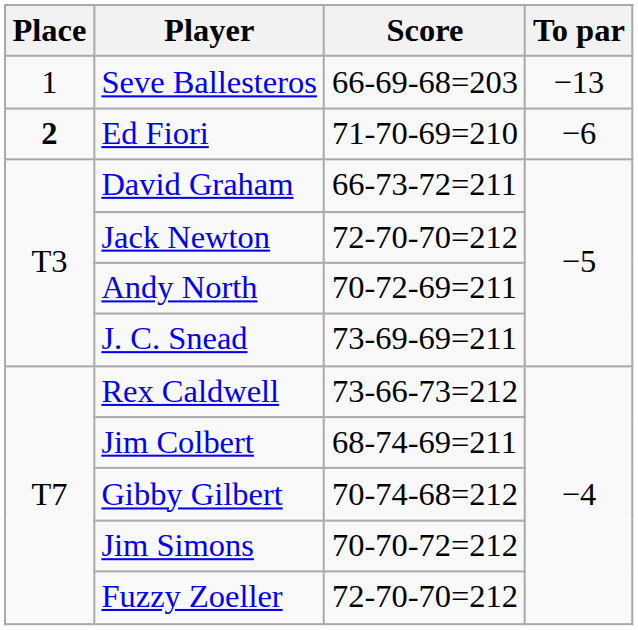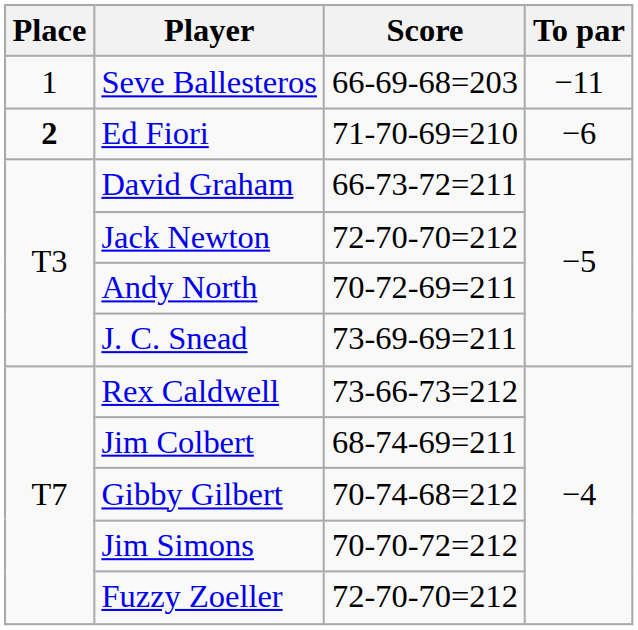(579, 81) −13 -> (579, 81) −11
